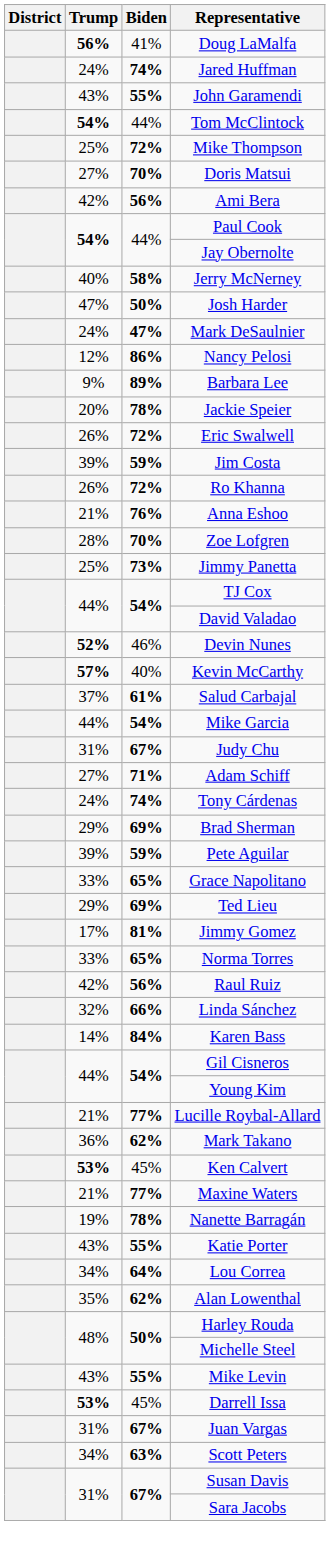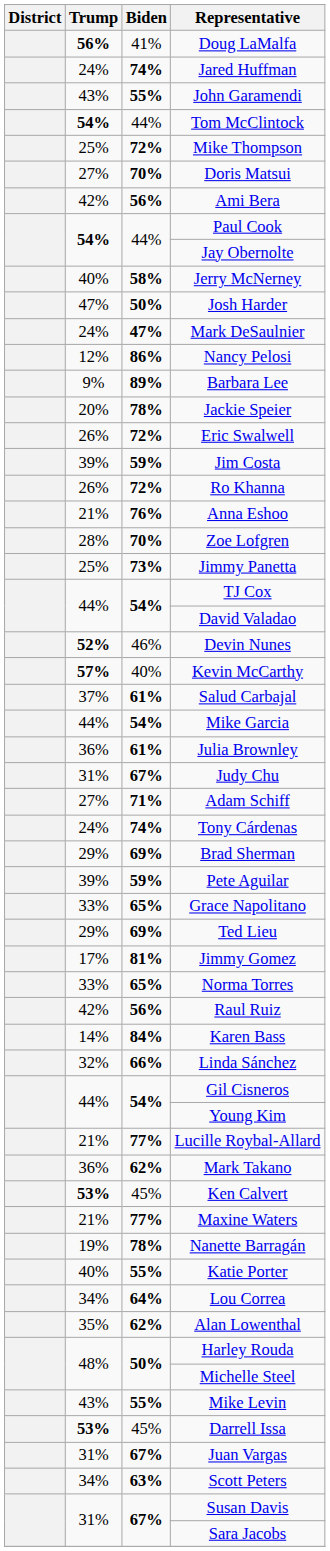+ row: (248, 749)
rows swapped: (248, 1036) <-> (248, 1010)
(94, 1245) 43% -> (94, 1272) 40%
